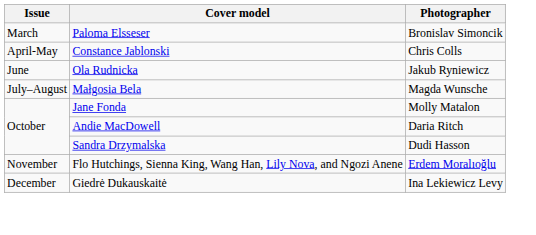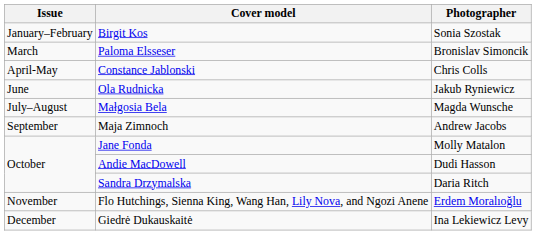+ row: (123, 32)
+ row: (133, 126)
(436, 126) Daria Ritch -> (465, 164) Dudi Hasson
(439, 145) Dudi Hasson -> (461, 182) Daria Ritch
